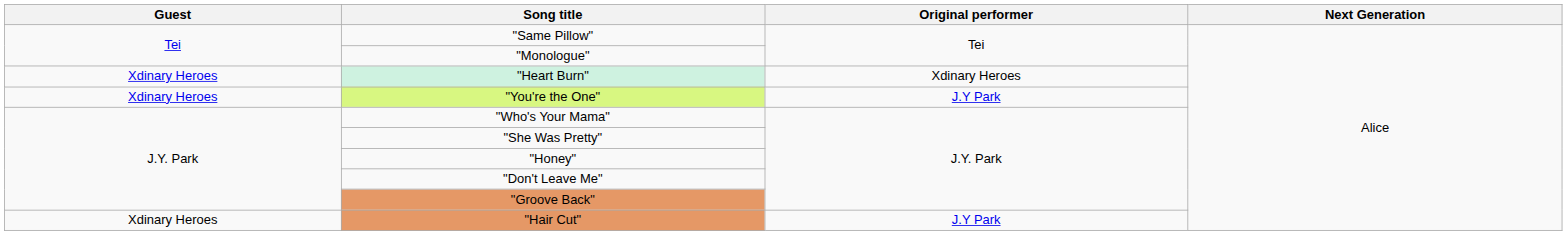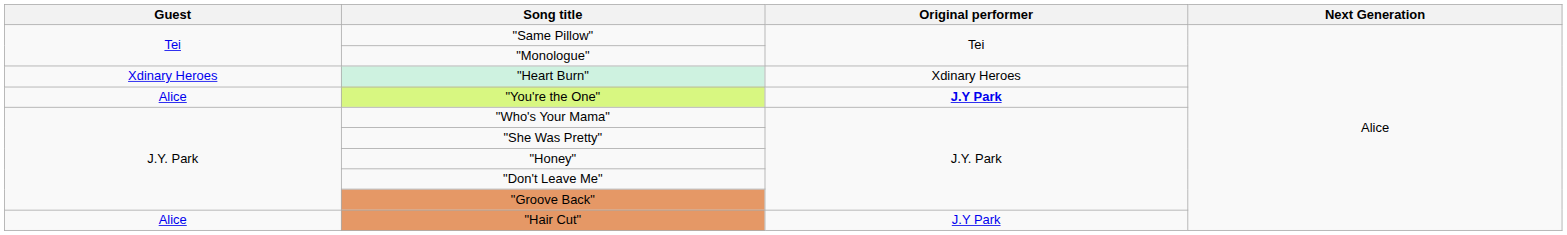(173, 96) Xdinary Heroes -> (173, 96) Alice
(976, 96) normal -> (976, 96) bold
(173, 220) Xdinary Heroes -> (173, 220) Alice
